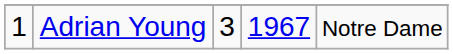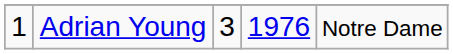(279, 26) 1967 -> (279, 26) 1976
